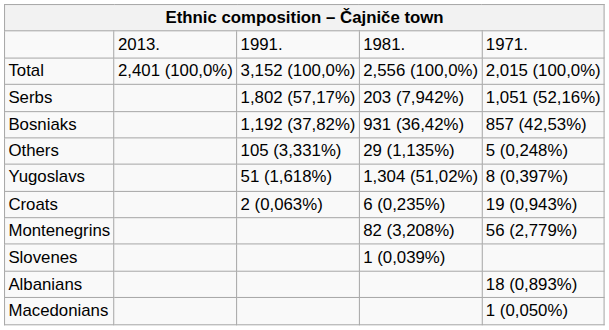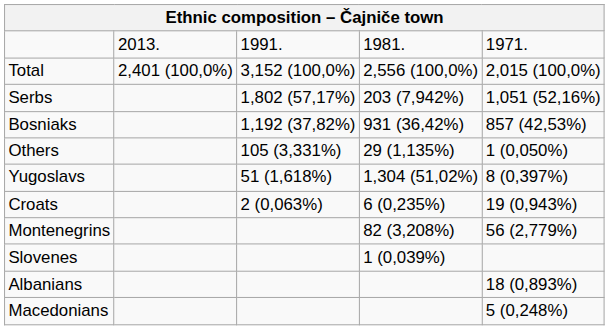(527, 151) 5 (0,248%) -> (527, 151) 1 (0,050%)
(527, 310) 1 (0,050%) -> (527, 310) 5 (0,248%)
